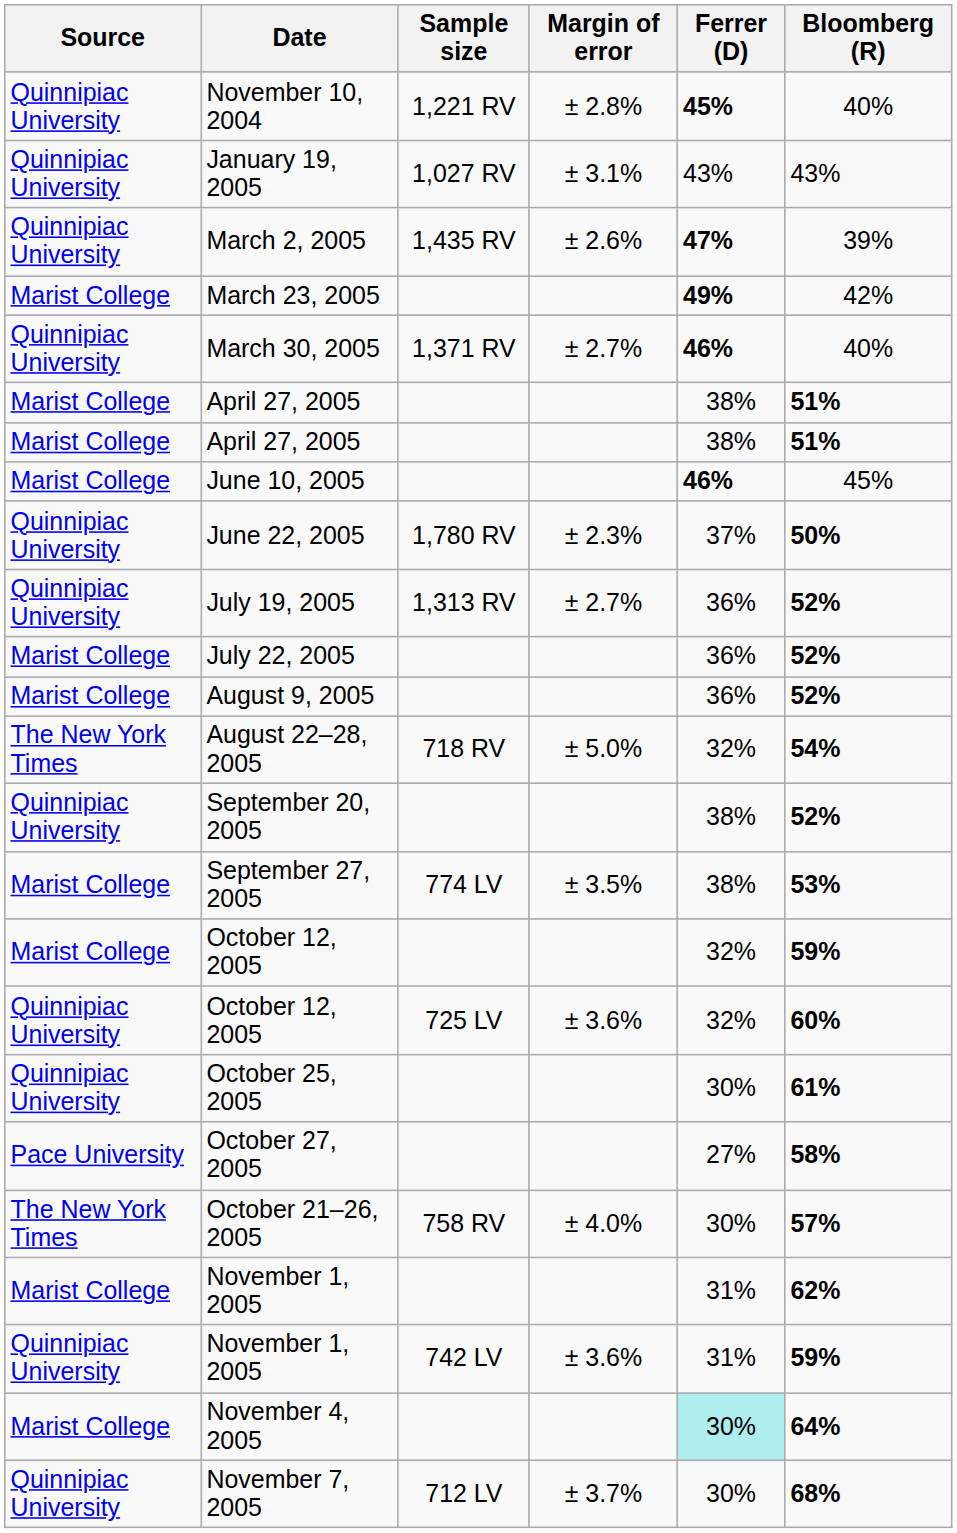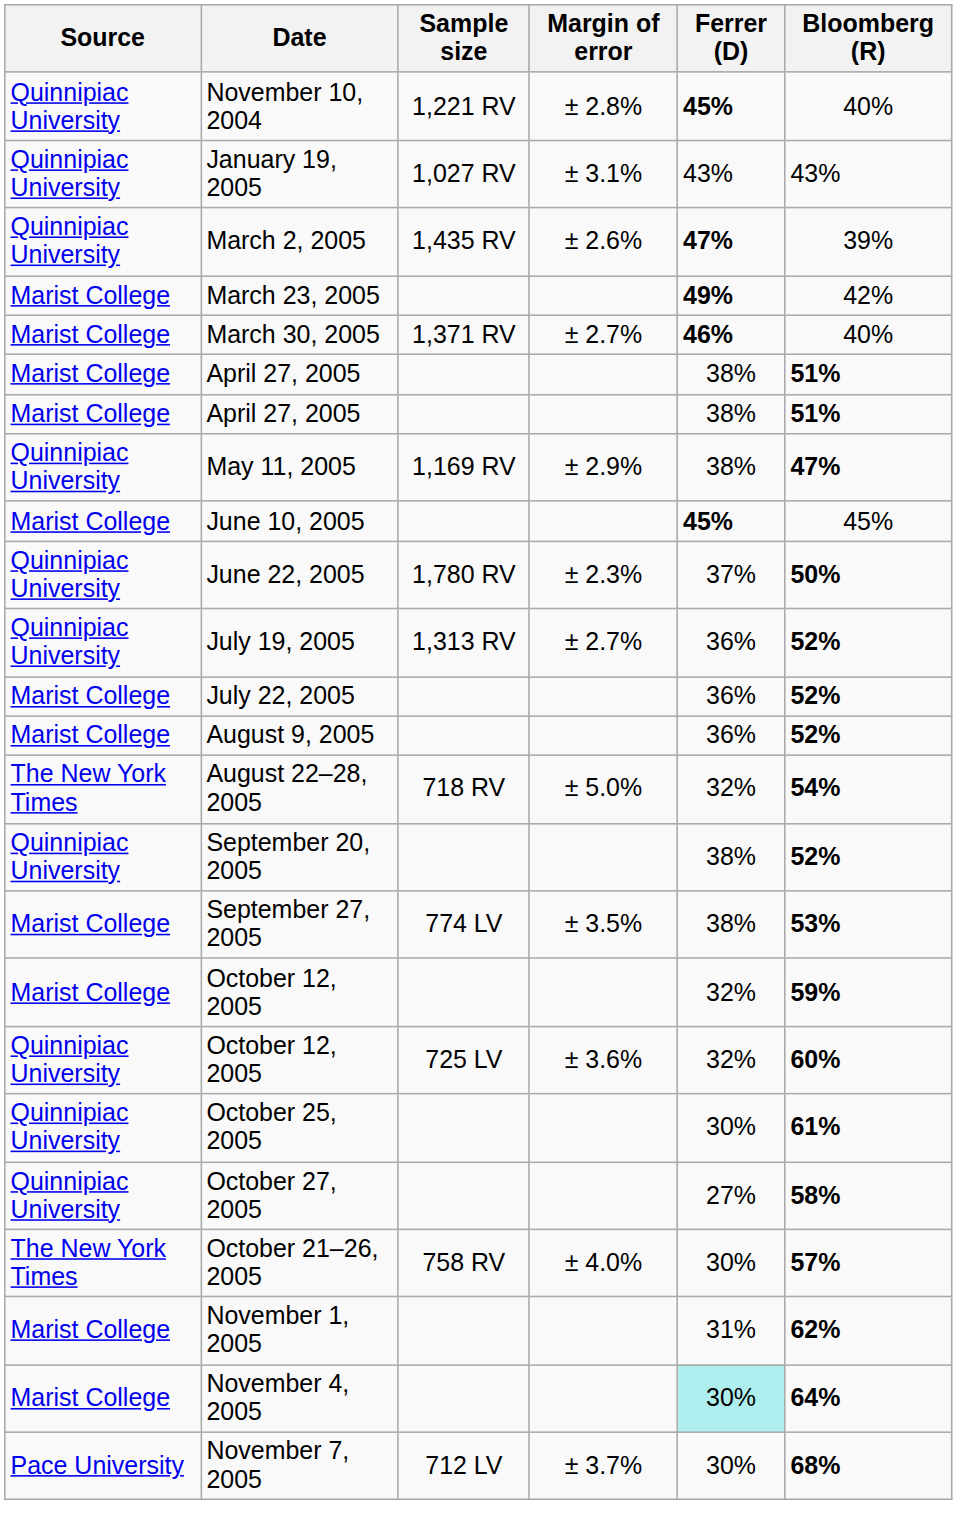(70, 348) Quinnipiac University -> (90, 334) Marist College
+ row: (281, 467)
(708, 481) 46% -> (708, 520) 45%
(97, 1155) Pace University -> (70, 1195) Quinnipiac University
- row: (278, 1358)
(70, 1493) Quinnipiac University -> (97, 1465) Pace University
